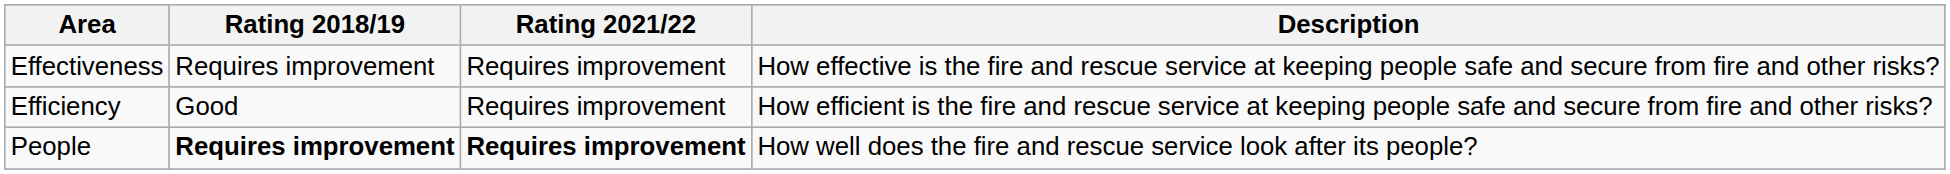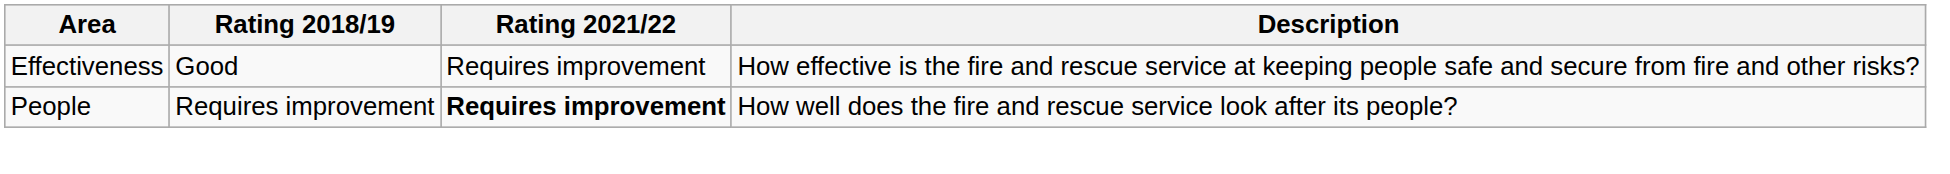(305, 65) Requires improvement -> (207, 65) Good
- row: (66, 106)
(315, 147) bold -> (305, 106) normal
